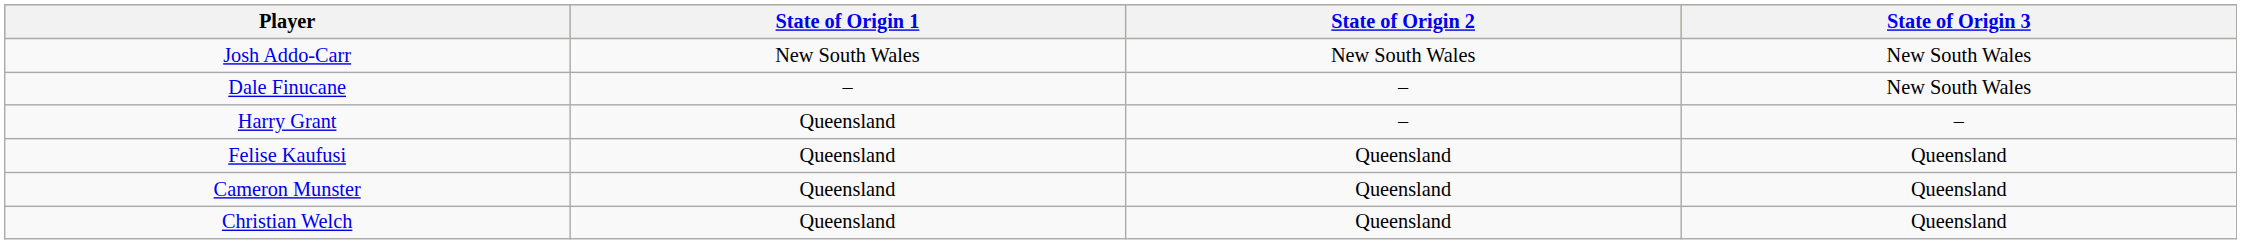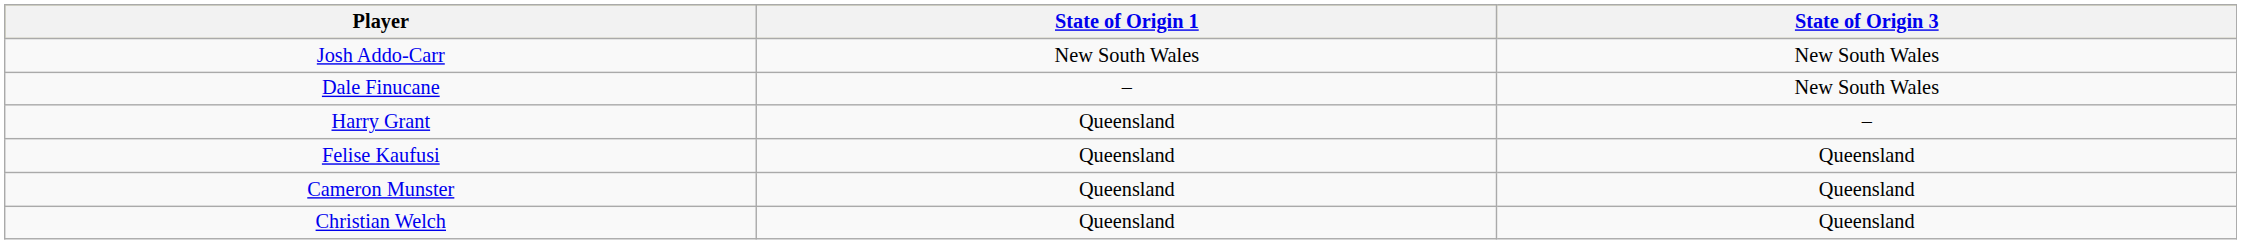- column: (1403, 21)
